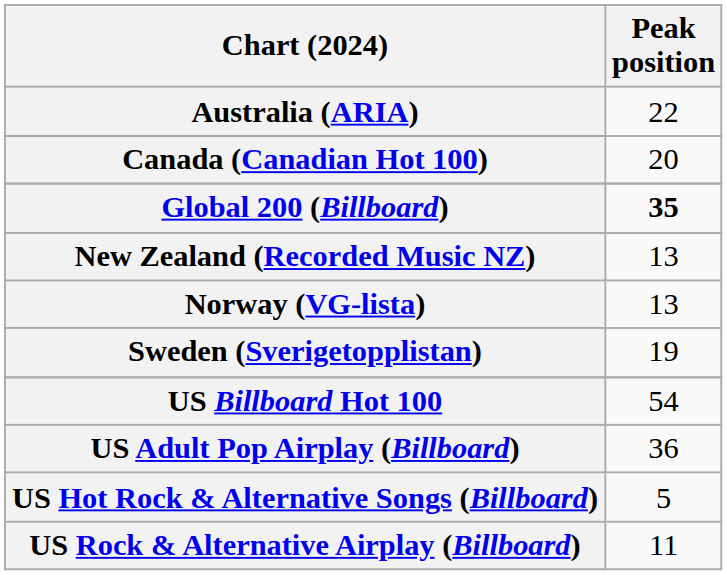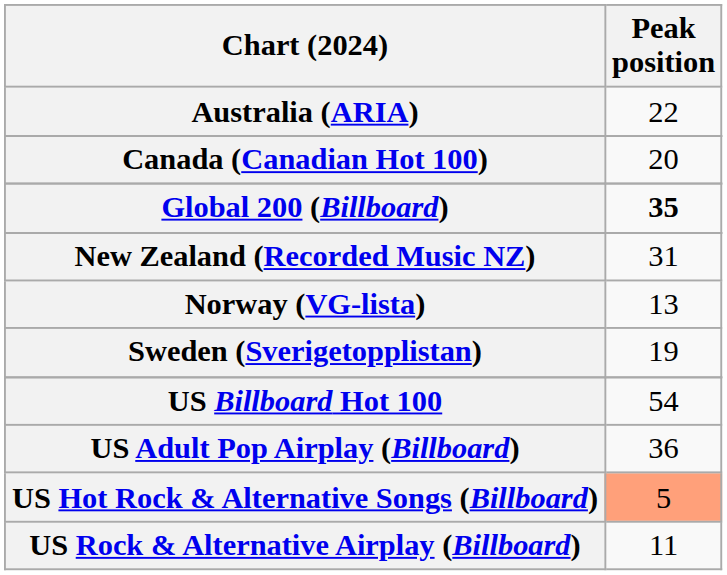(664, 255) 13 -> (664, 255) 31
(664, 496) no background -> (664, 496) lightsalmon background
